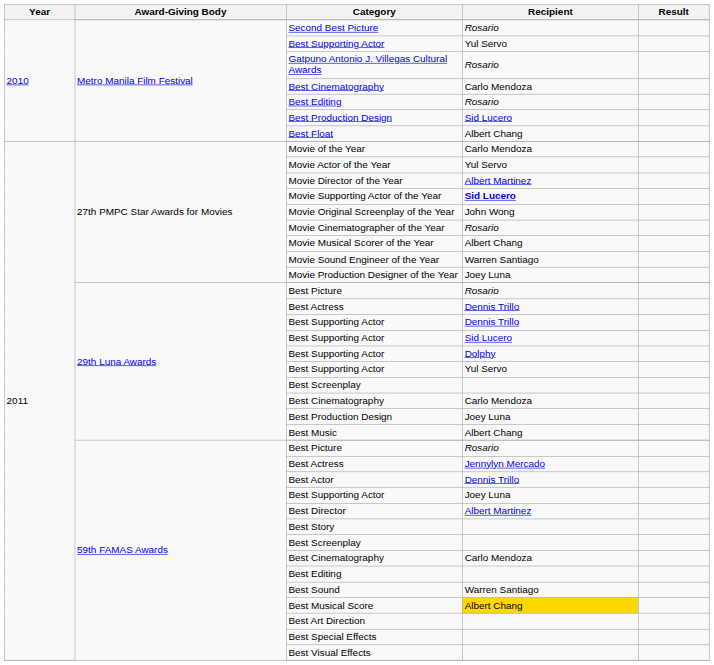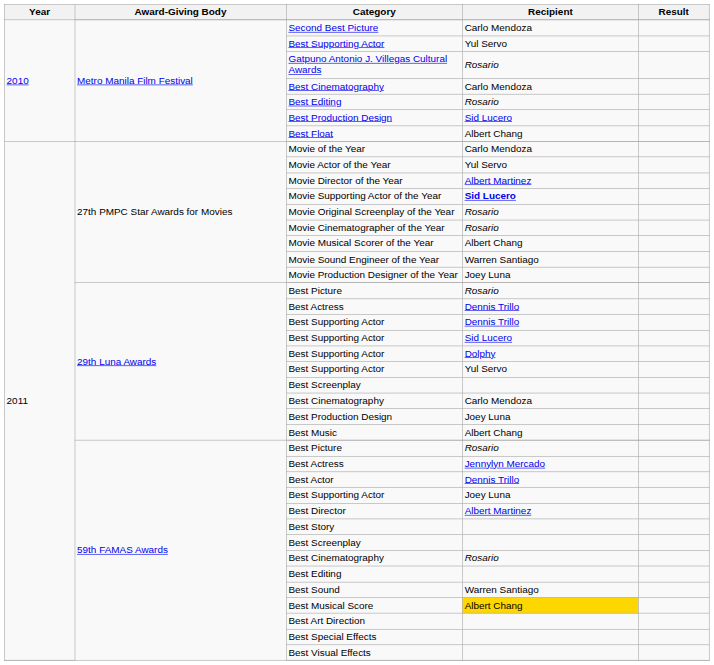(482, 28) Rosario -> (498, 28) Carlo Mendoza
(490, 212) John Wong -> (482, 212) Rosario
(498, 558) Carlo Mendoza -> (482, 558) Rosario
